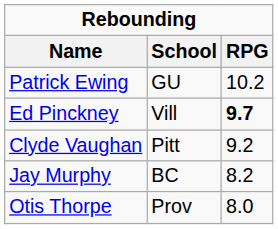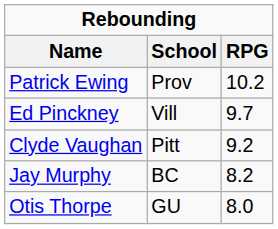(166, 82) GU -> (172, 82) Prov
(240, 113) bold -> (240, 113) normal
(172, 207) Prov -> (166, 207) GU
